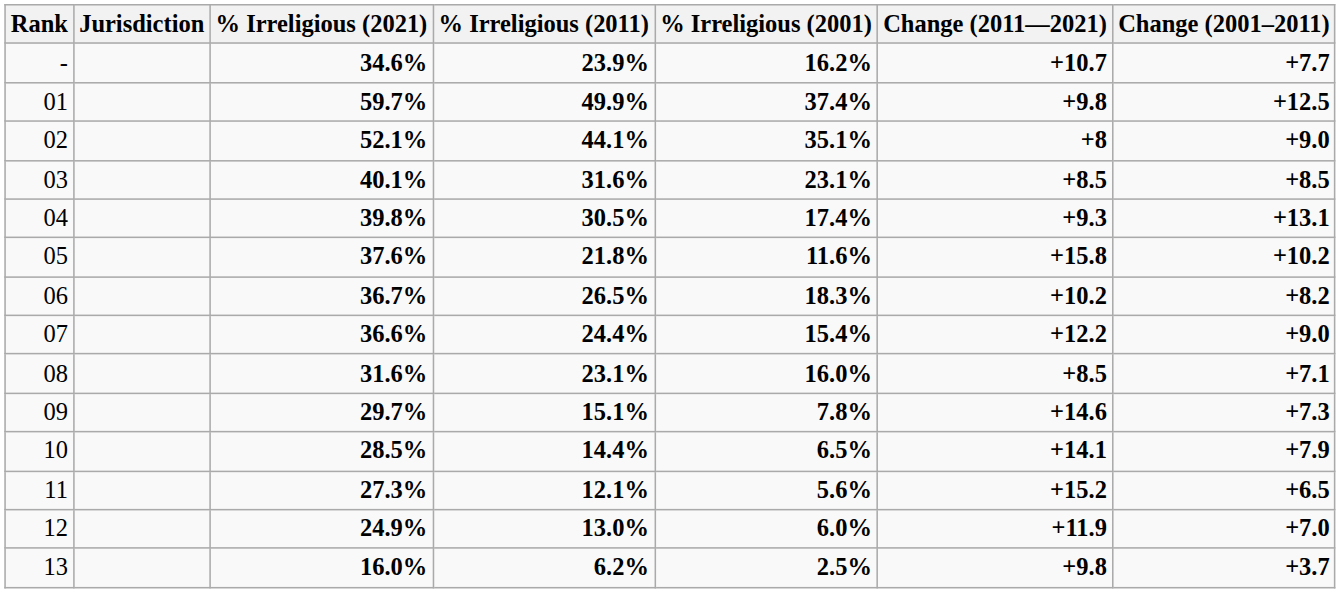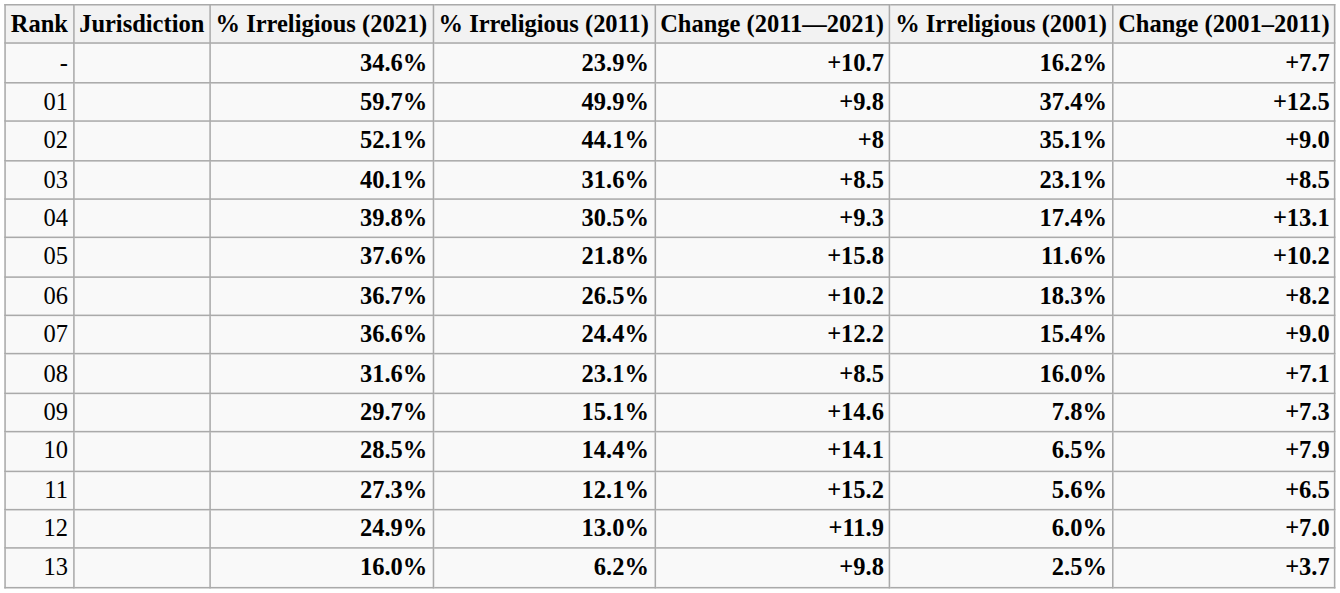columns swapped: (766, 23) <-> (995, 23)
